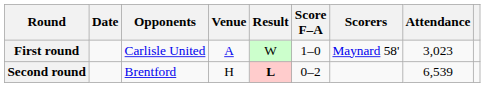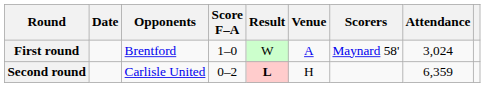columns swapped: (229, 22) <-> (311, 22)
(165, 51) Carlisle United -> (150, 51) Brentford
(438, 51) 3,023 -> (438, 51) 3,024
(150, 72) Brentford -> (165, 72) Carlisle United
(438, 72) 6,539 -> (438, 72) 6,359
